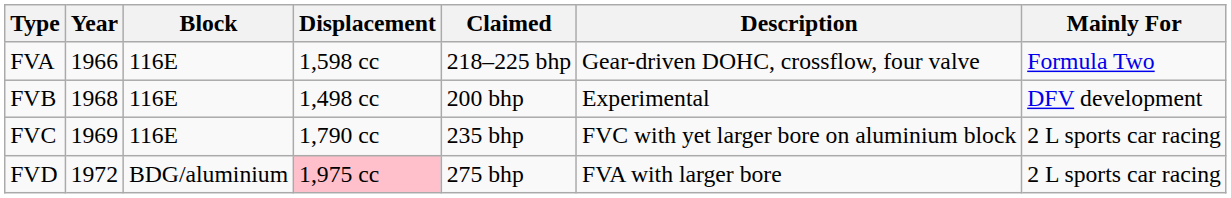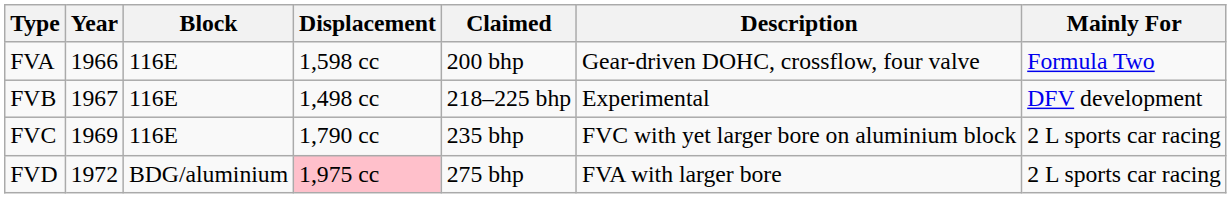(509, 60) 218–225 bhp -> (485, 60) 200 bhp
(94, 98) 1968 -> (94, 98) 1967
(485, 98) 200 bhp -> (509, 98) 218–225 bhp
